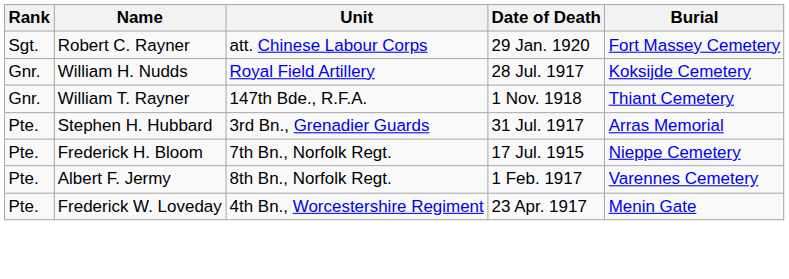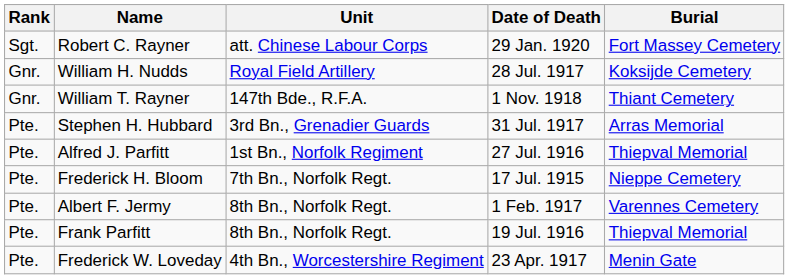+ row: (113, 152)
+ row: (104, 233)
